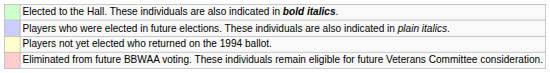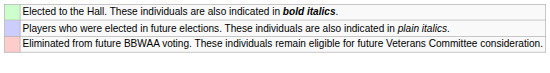- row: (147, 44)
